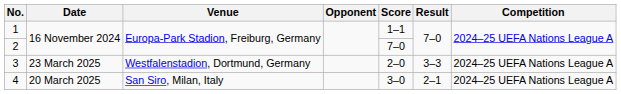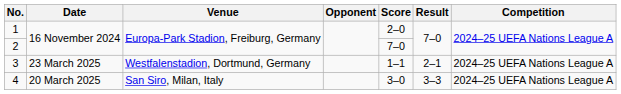(396, 30) 1–1 -> (396, 30) 2–0
(396, 64) 2–0 -> (396, 64) 1–1
(432, 64) 3–3 -> (432, 64) 2–1
(432, 81) 2–1 -> (432, 81) 3–3
